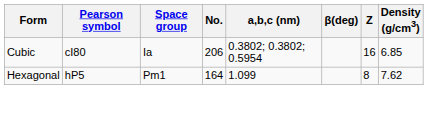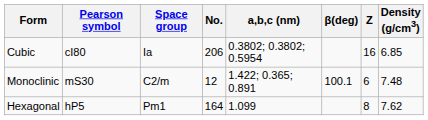+ row: (33, 82)
